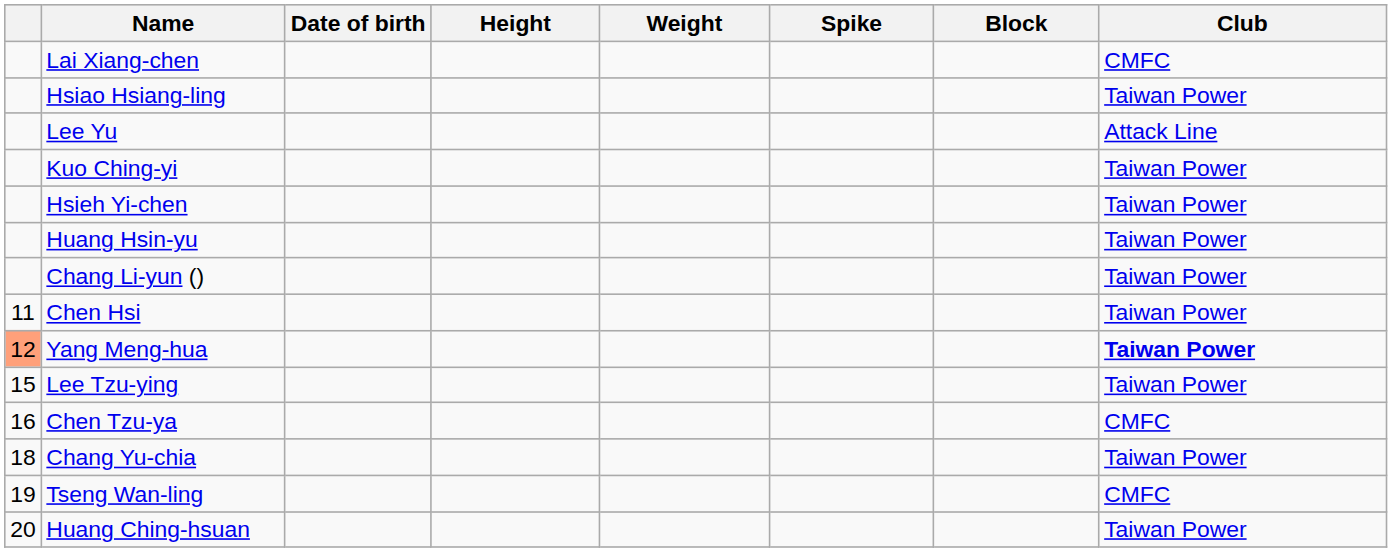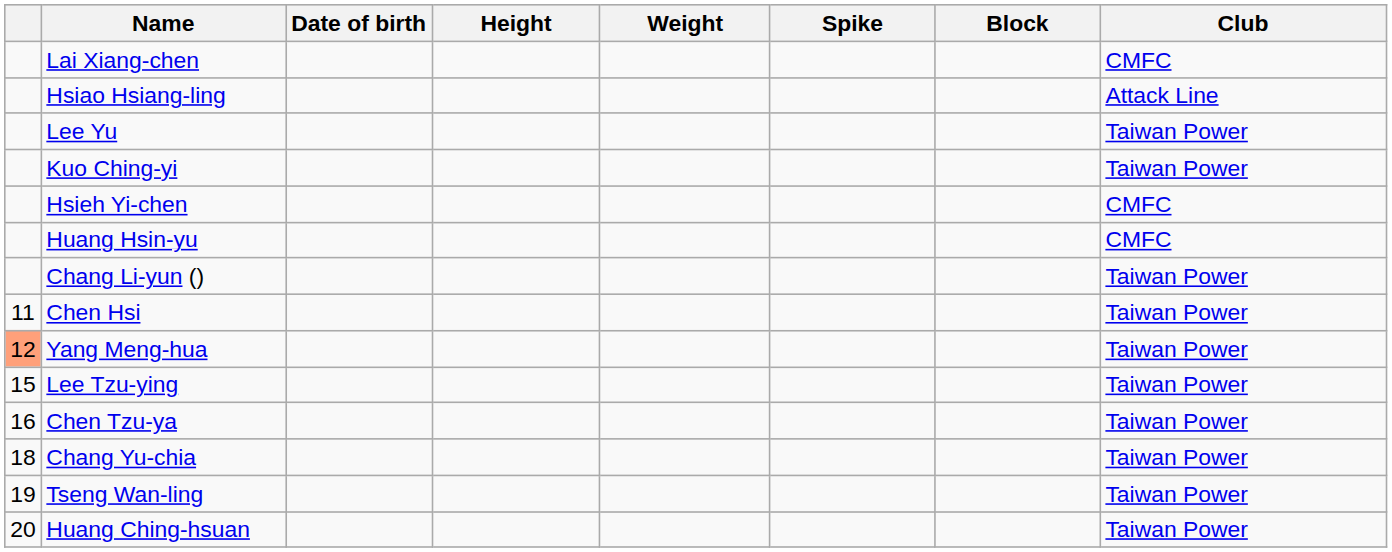(1175, 96) Taiwan Power -> (1162, 96) Attack Line
(1161, 132) Attack Line -> (1177, 132) Taiwan Power
(1175, 204) Taiwan Power -> (1138, 204) CMFC
(1175, 240) Taiwan Power -> (1138, 240) CMFC
(1180, 349) bold -> (1177, 349) normal
(1137, 421) CMFC -> (1177, 421) Taiwan Power
(1137, 494) CMFC -> (1177, 494) Taiwan Power
